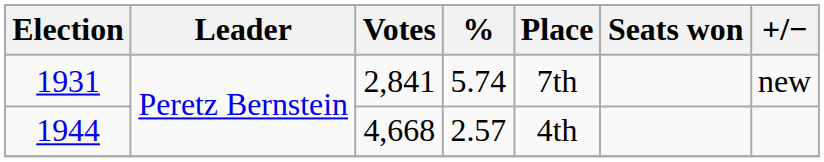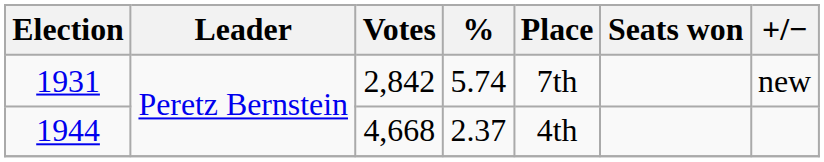(399, 80) 2,841 -> (399, 80) 2,842
(478, 130) 2.57 -> (478, 130) 2.37
